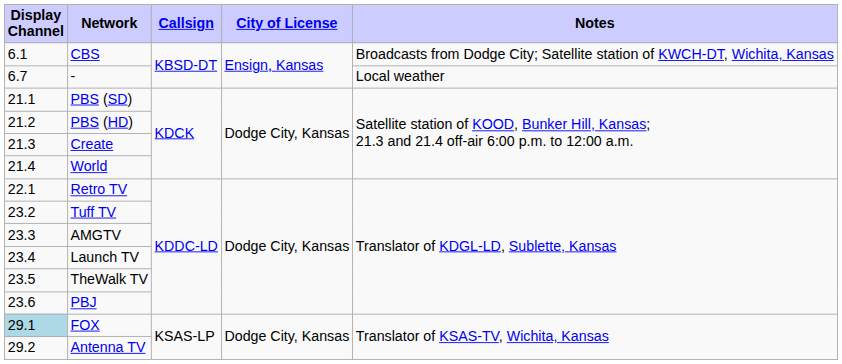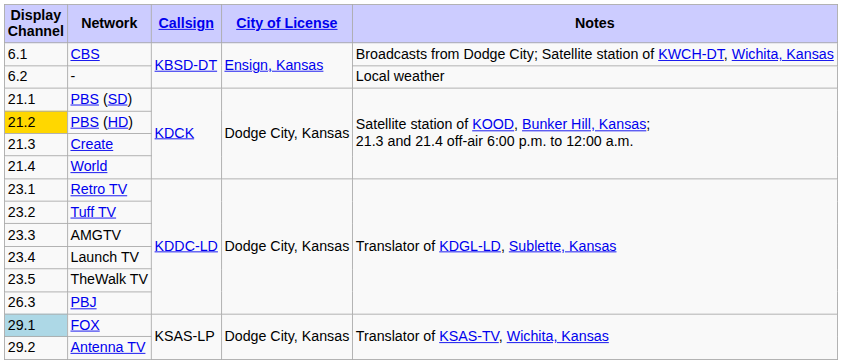(18, 76) 6.7 -> (18, 76) 6.2
(22, 122) no background -> (22, 122) gold background
(22, 189) 22.1 -> (22, 189) 23.1
(22, 302) 23.6 -> (22, 302) 26.3
